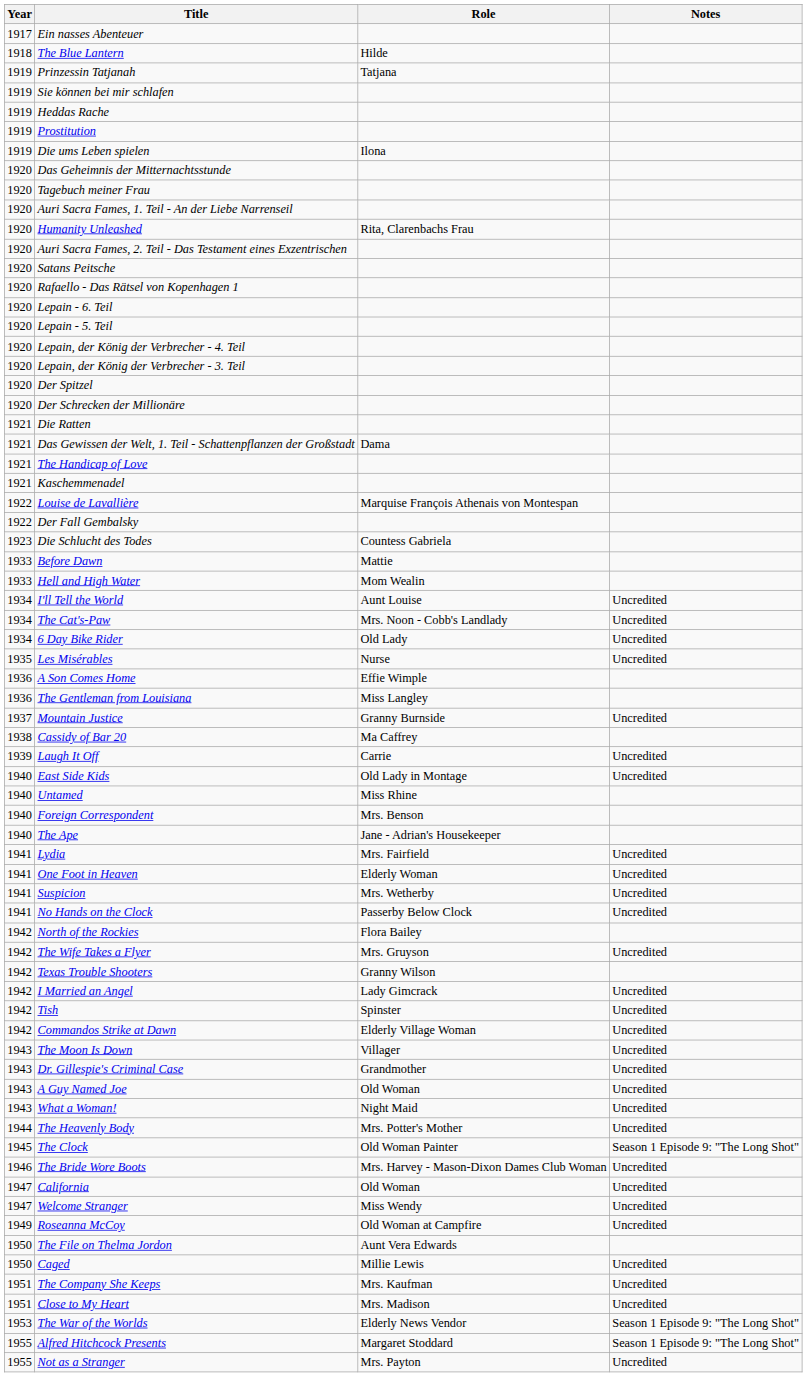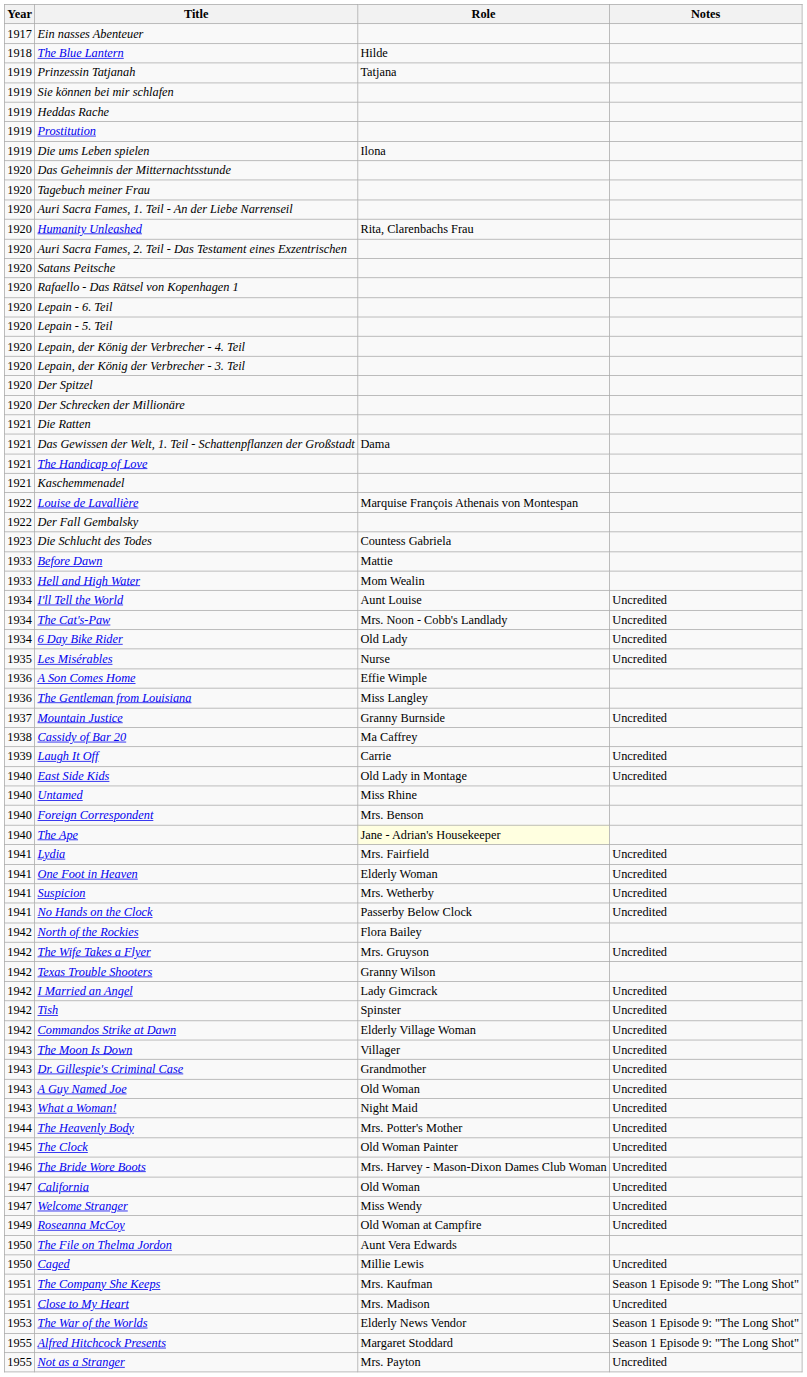(430, 834) no background -> (430, 834) lightyellow background
(706, 1147) Season 1 Episode 9: "The Long Shot" -> (640, 1147) Uncredited
(640, 1284) Uncredited -> (706, 1284) Season 1 Episode 9: "The Long Shot"
